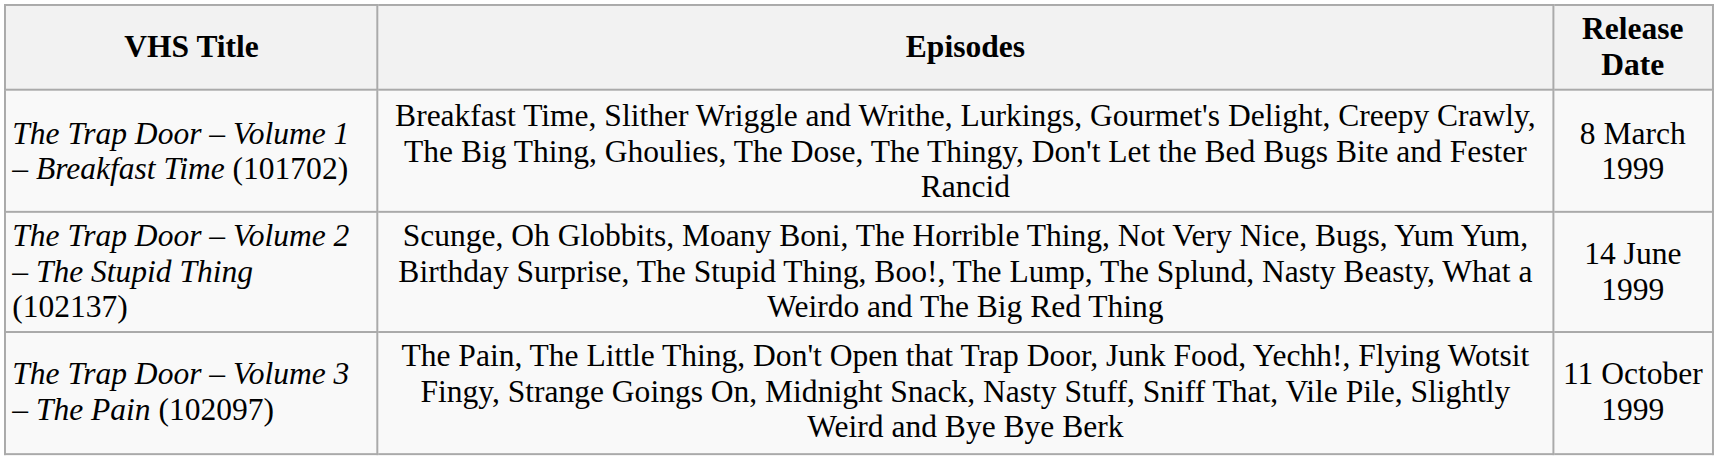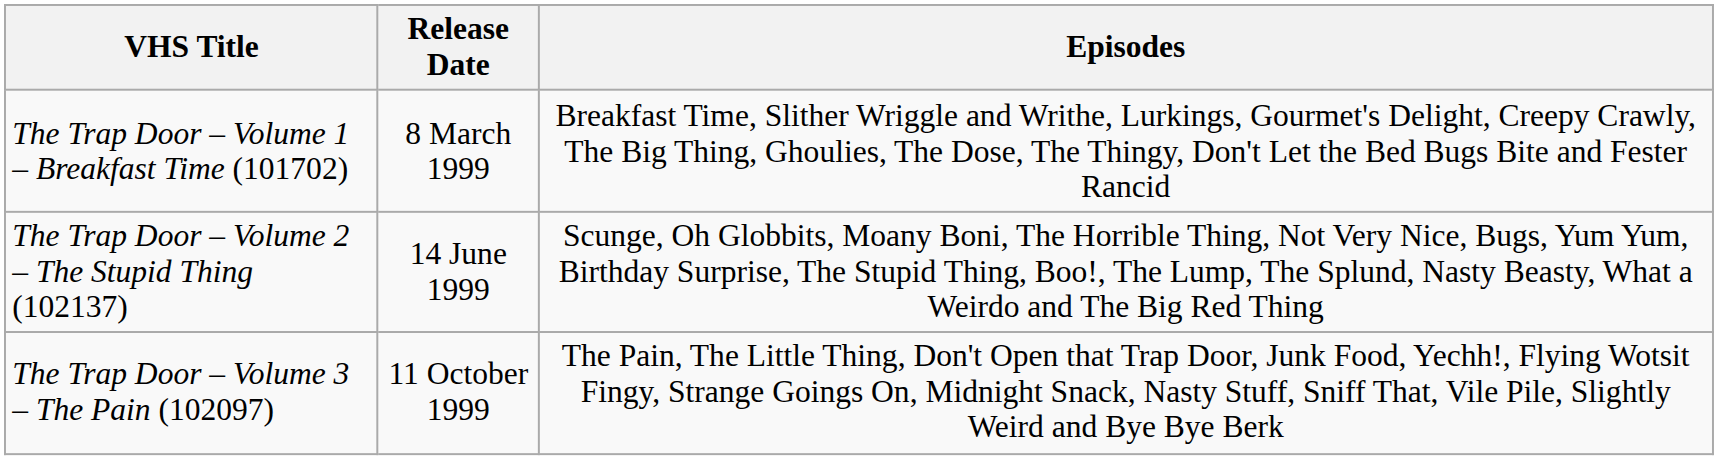columns swapped: (1633, 47) <-> (965, 47)
